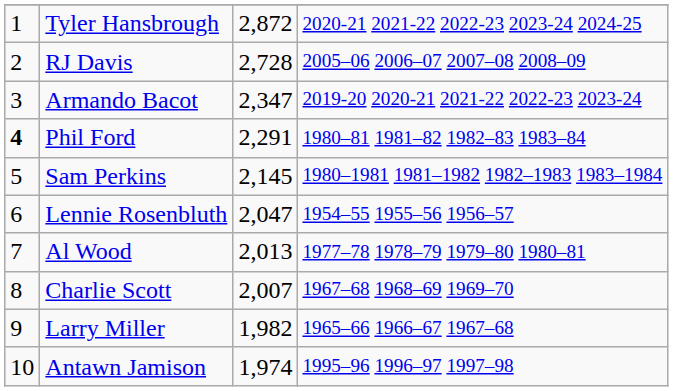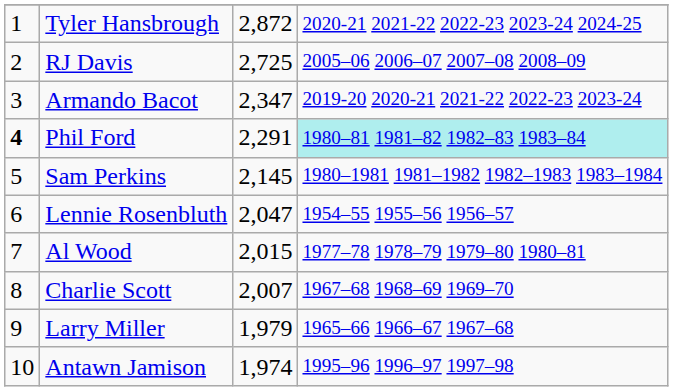(265, 61) 2,728 -> (265, 61) 2,725
(444, 137) no background -> (444, 137) paleturquoise background
(265, 251) 2,013 -> (265, 251) 2,015
(265, 328) 1,982 -> (265, 328) 1,979
